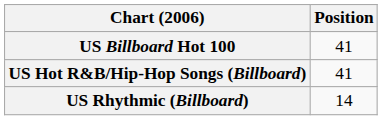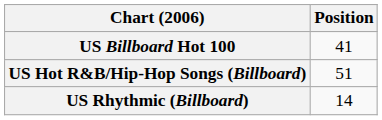(344, 73) 41 -> (344, 73) 51
